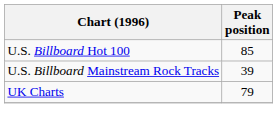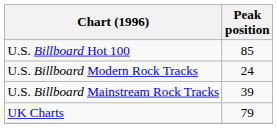+ row: (103, 71)
